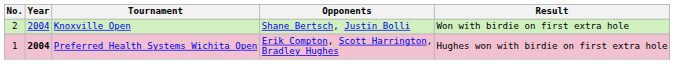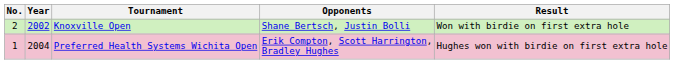(38, 27) 2004 -> (38, 27) 2002
(38, 47) bold -> (38, 47) normal
